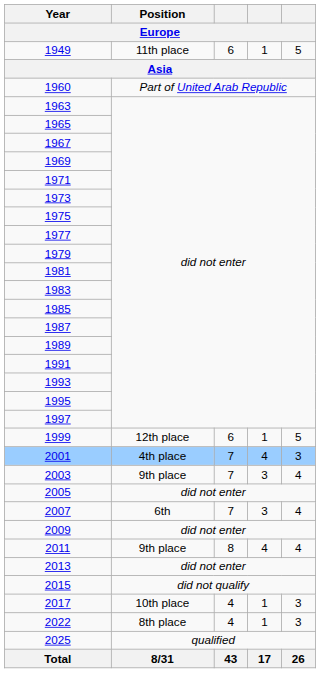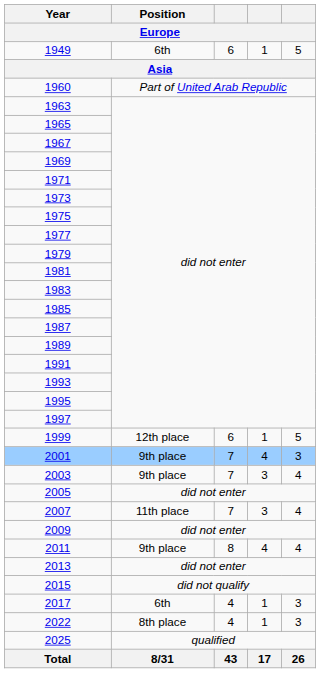(162, 51) 11th place -> (162, 51) 6th
(162, 456) 4th place -> (162, 456) 9th place
(162, 512) 6th -> (162, 512) 11th place
(162, 604) 10th place -> (162, 604) 6th
